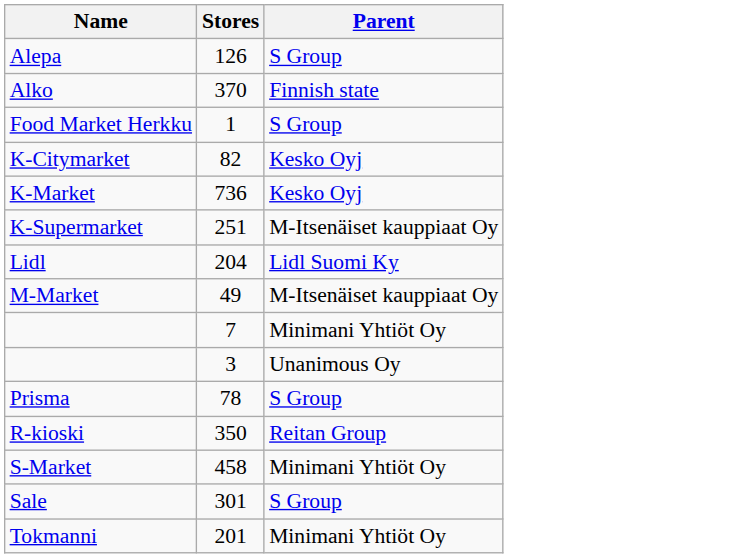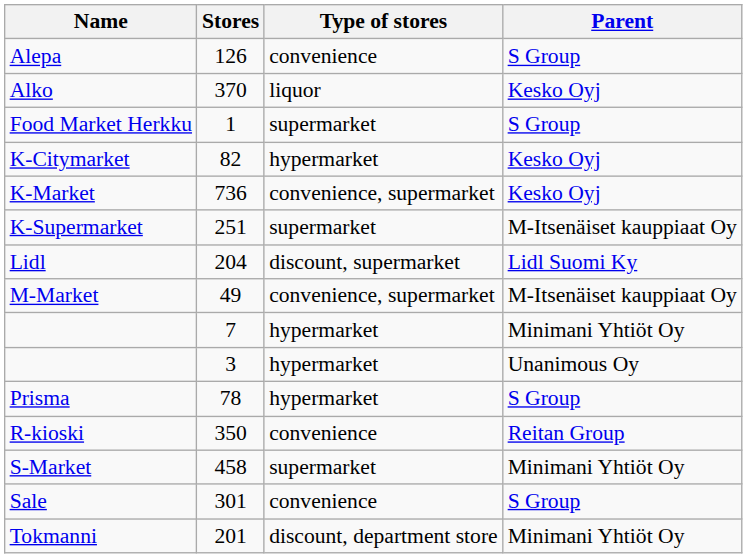+ column: (383, 21)
(324, 90) Finnish state -> (554, 90) Kesko Oyj
